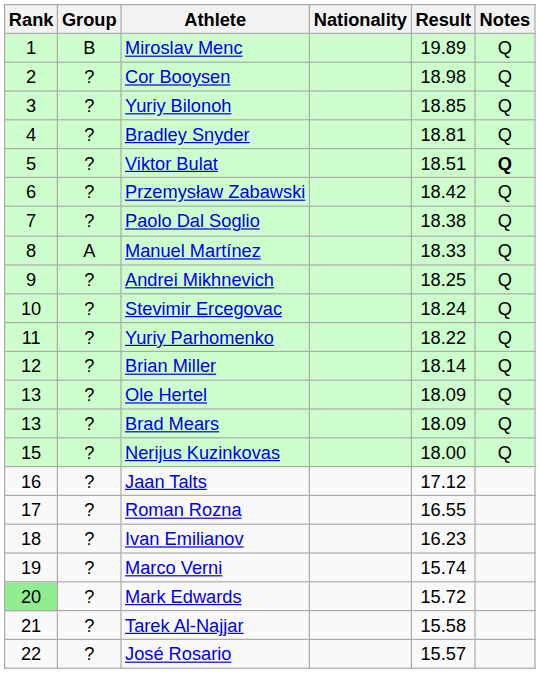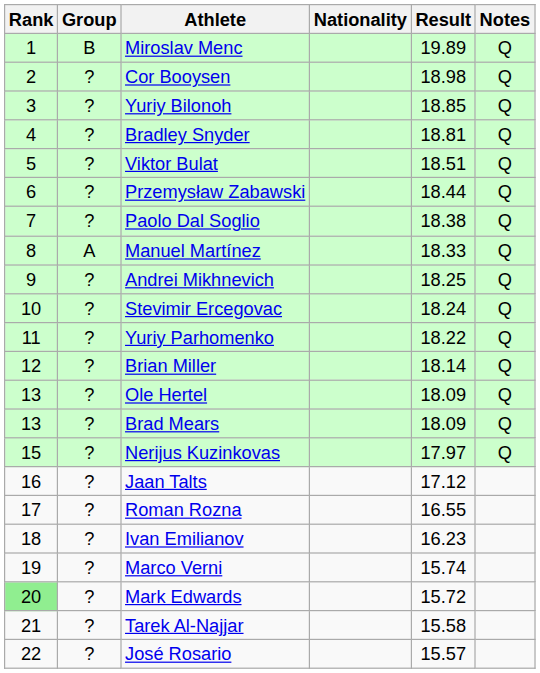(505, 164) bold -> (505, 164) normal
(443, 192) 18.42 -> (443, 192) 18.44
(443, 452) 18.00 -> (443, 452) 17.97
